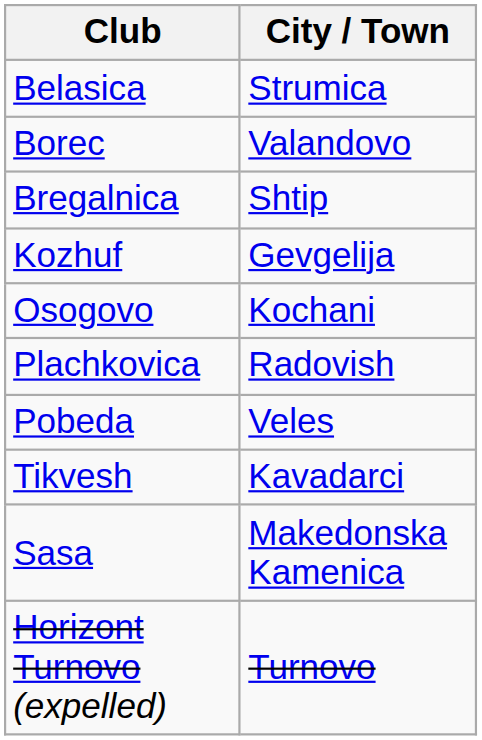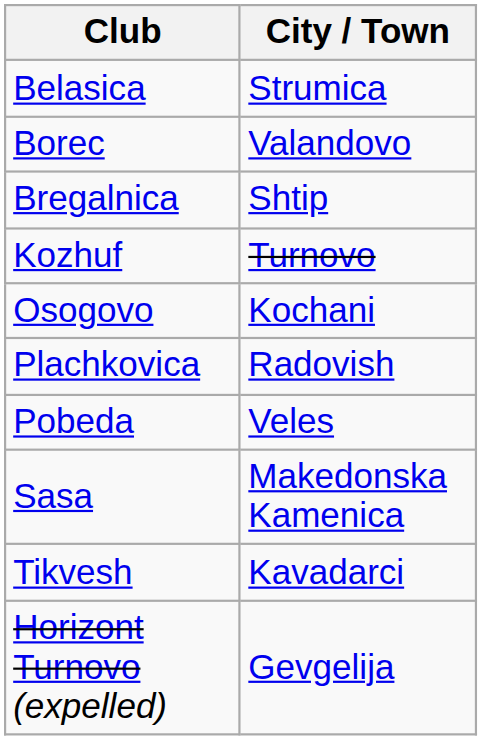(321, 254) Gevgelija -> (312, 254) Turnovo
rows swapped: (53, 552) <-> (73, 476)
(312, 666) Turnovo -> (321, 666) Gevgelija
